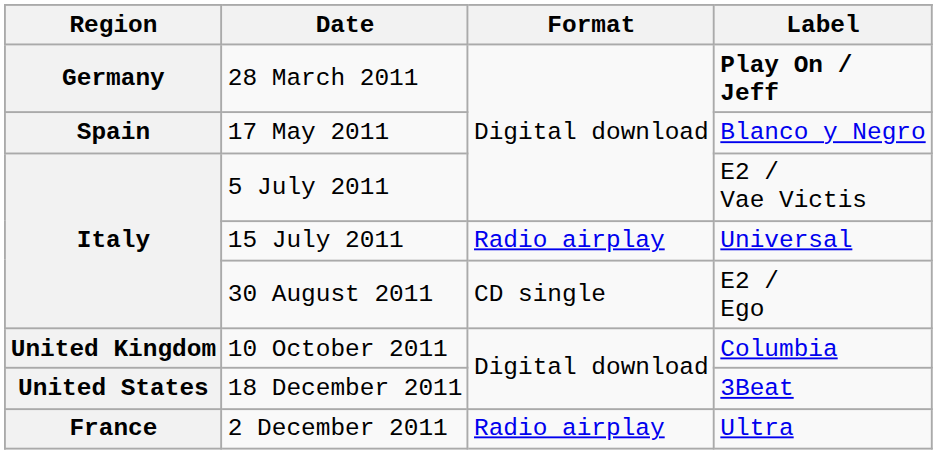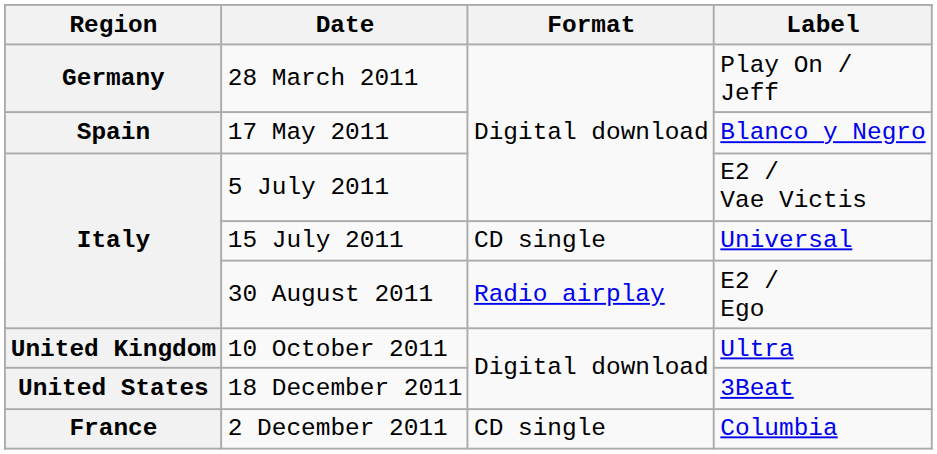(786, 79) bold -> (786, 79) normal
(569, 241) Radio airplay -> (540, 241) CD single
(540, 295) CD single -> (569, 295) Radio airplay
(779, 348) Columbia -> (757, 348) Ultra
(569, 428) Radio airplay -> (540, 428) CD single
(757, 428) Ultra -> (779, 428) Columbia
